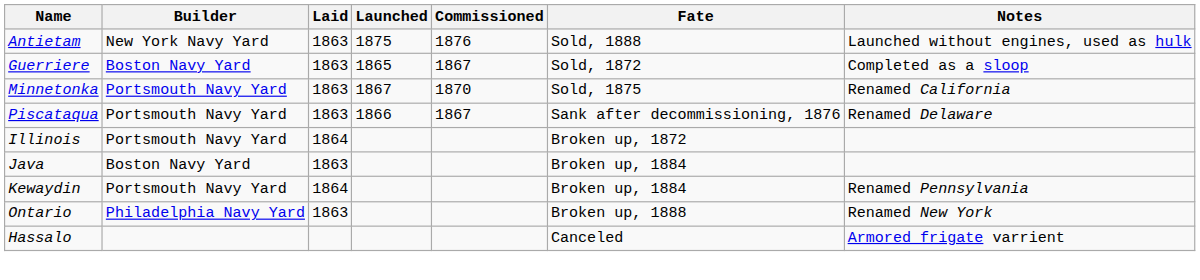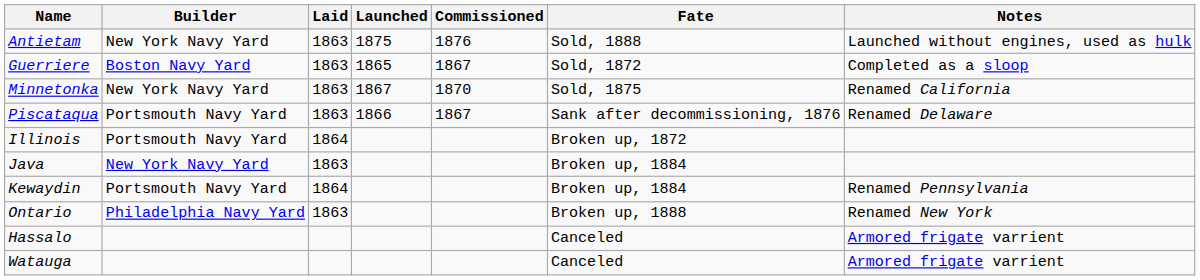(196, 91) Portsmouth Navy Yard -> (187, 91) New York Navy Yard
(178, 164) Boston Navy Yard -> (187, 164) New York Navy Yard
+ row: (40, 263)
